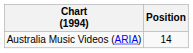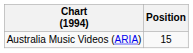(166, 39) 14 -> (166, 39) 15
